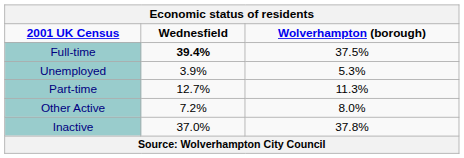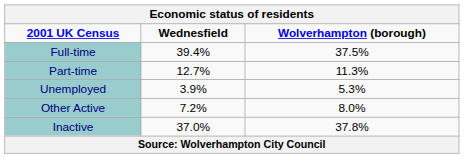(193, 52) bold -> (193, 52) normal
rows swapped: (73, 89) <-> (73, 71)
